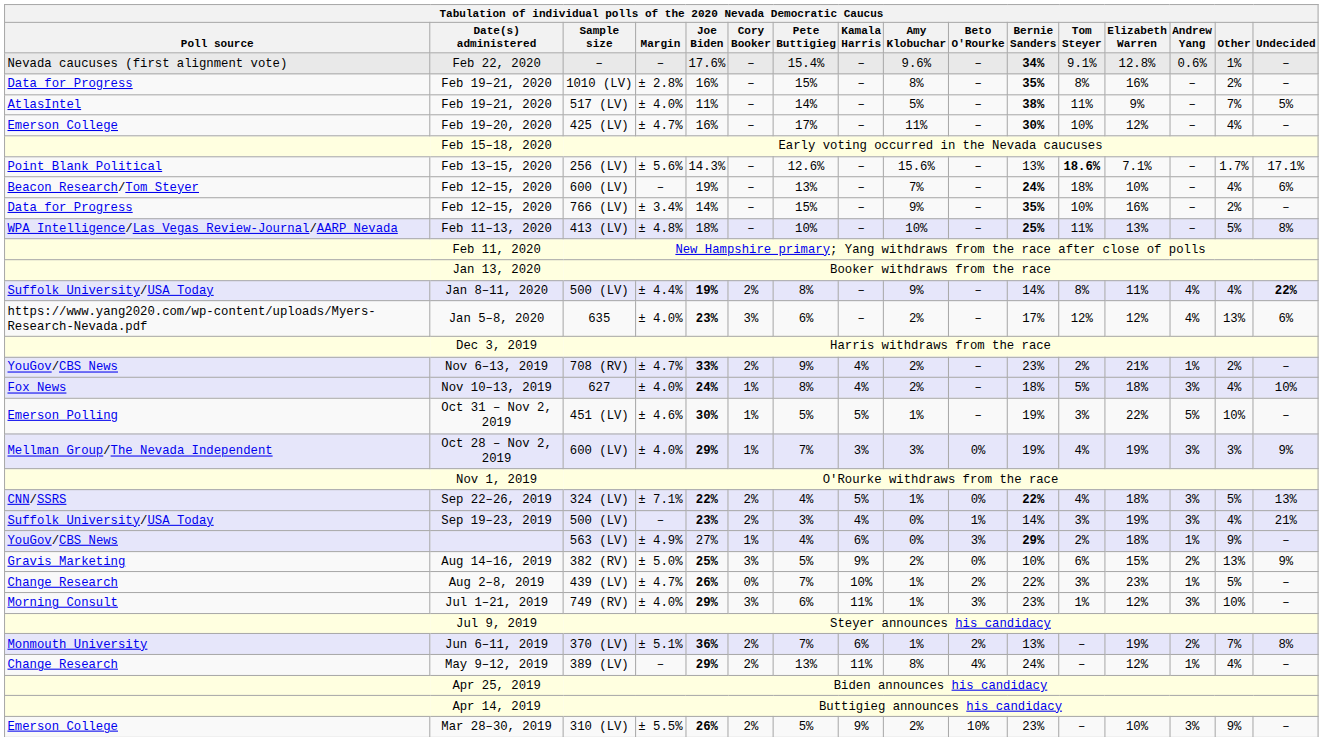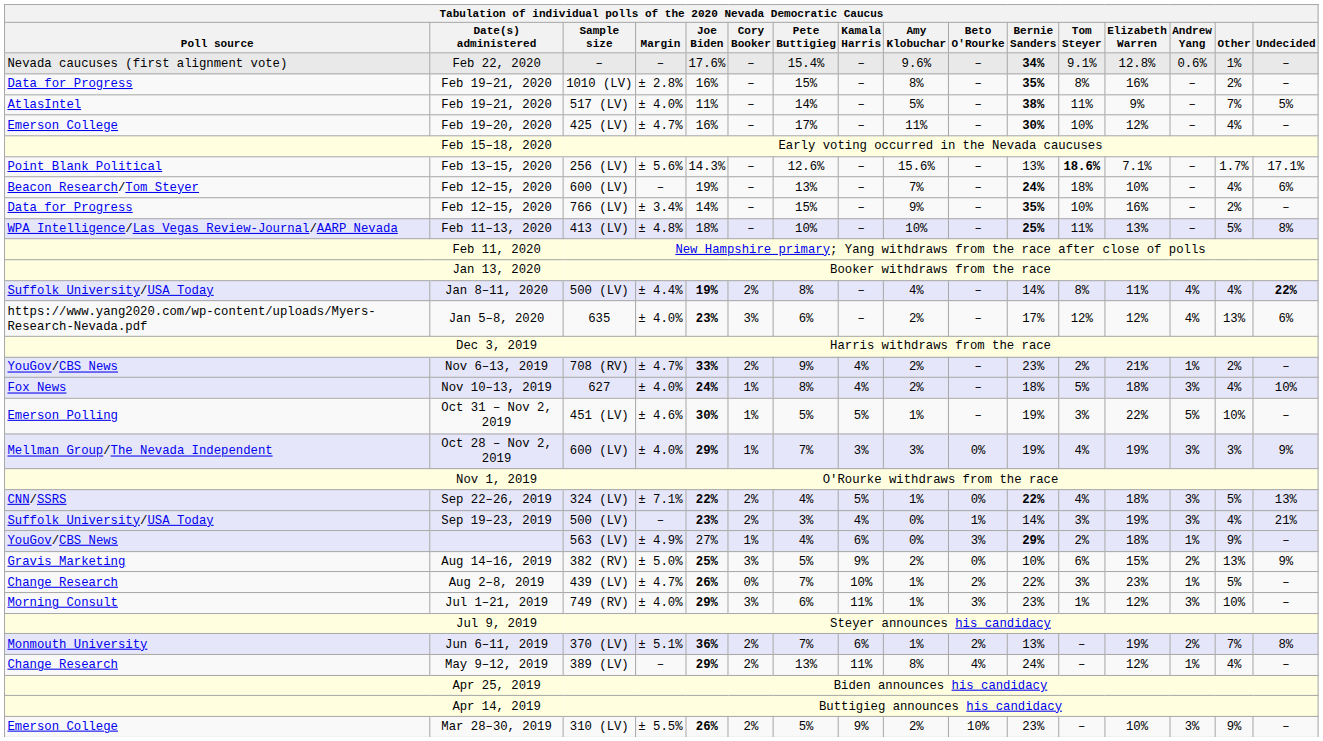(916, 290) 9% -> (916, 290) 4%
